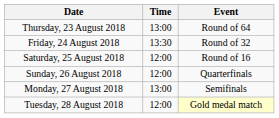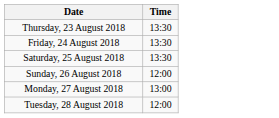- column: (226, 12)
(160, 27) 13:00 -> (160, 27) 13:30
(160, 58) 12:00 -> (160, 58) 13:30
